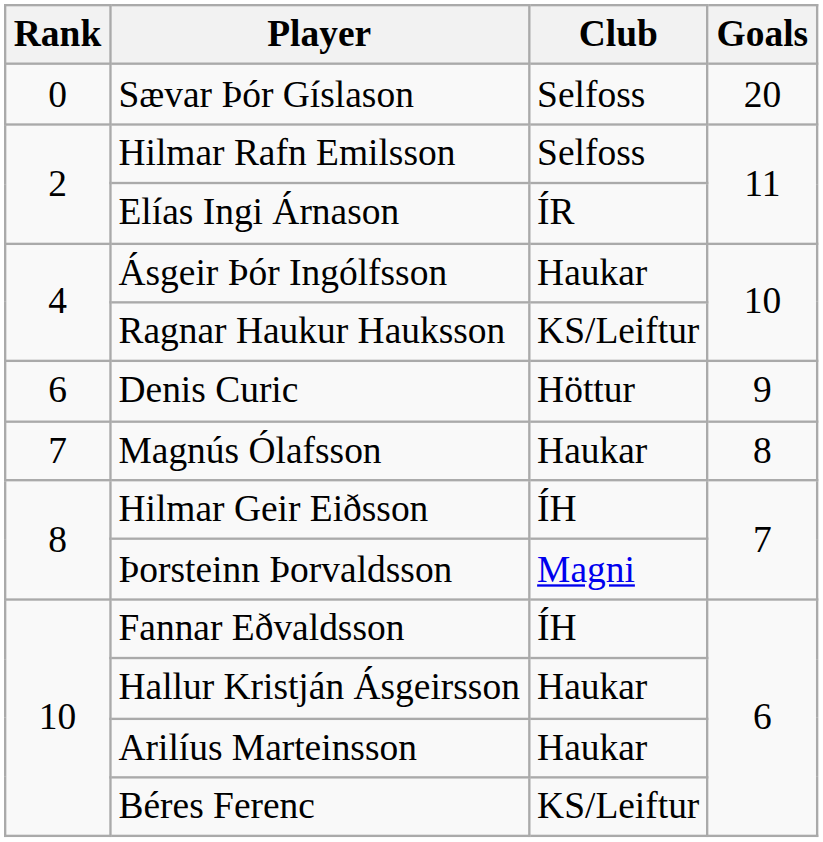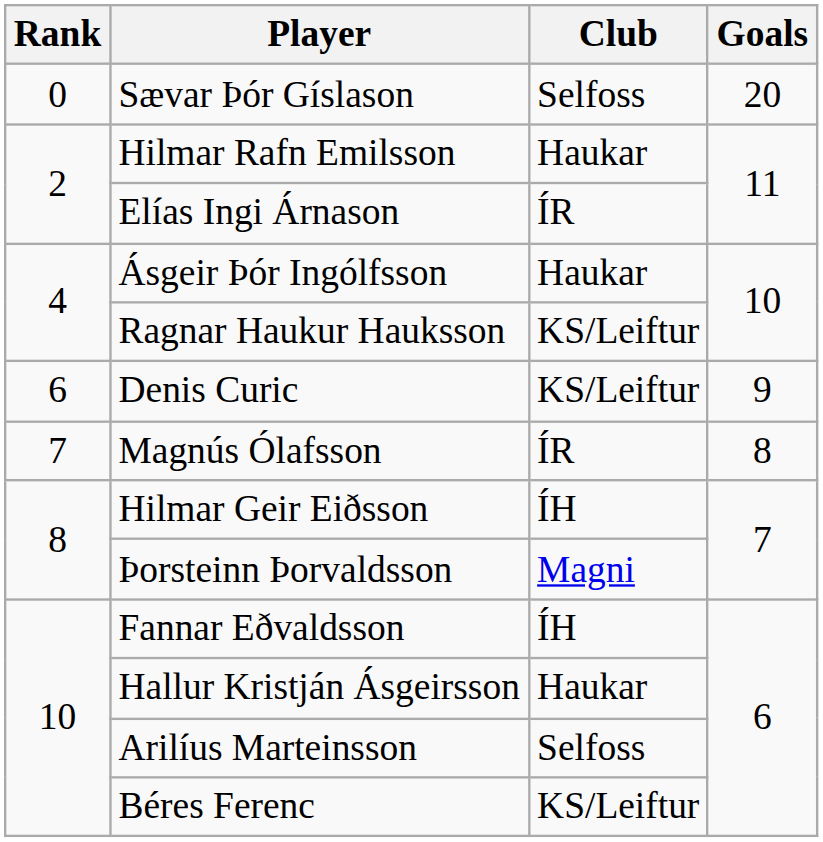(591, 152) Selfoss -> (592, 152) Haukar
(586, 390) Höttur -> (618, 390) KS/Leiftur
(592, 449) Haukar -> (556, 449) ÍR
(592, 746) Haukar -> (591, 746) Selfoss
